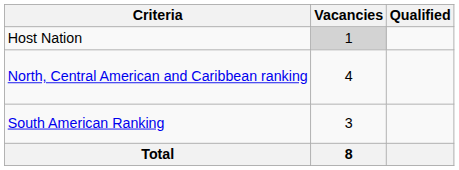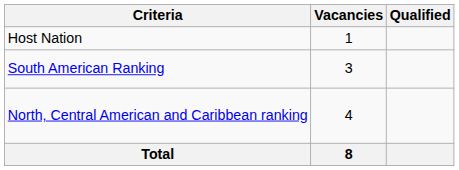(349, 38) lightgrey background -> (349, 38) no background
rows swapped: (158, 76) <-> (86, 123)
